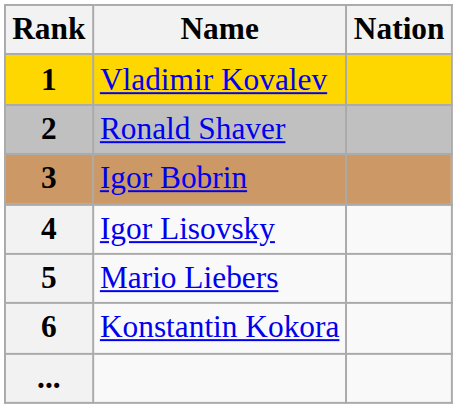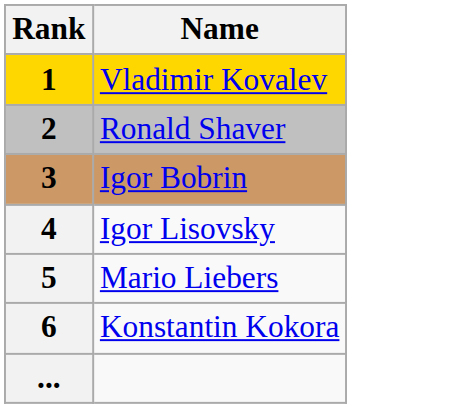- column: (399, 29)
